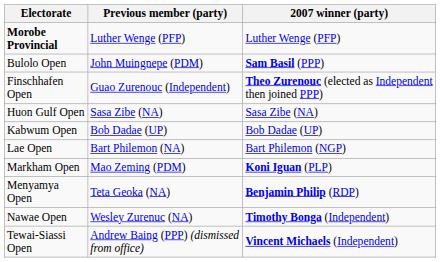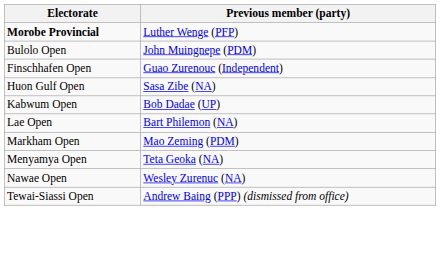- column: (339, 13)
